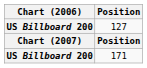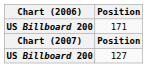rows swapped: (119, 56) <-> (119, 26)
